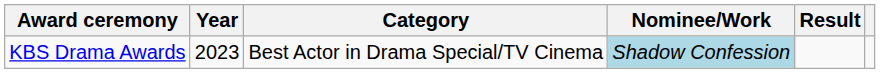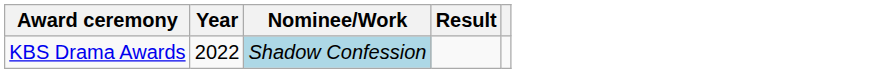- column: (426, 20)
(217, 52) 2023 -> (217, 52) 2022
